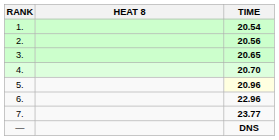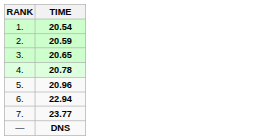- column: (130, 12)
(249, 41) 20.56 -> (60, 41) 20.59
(249, 70) 20.70 -> (60, 70) 20.78
(249, 85) lightyellow background -> (60, 85) no background
(249, 99) 22.96 -> (60, 99) 22.94
